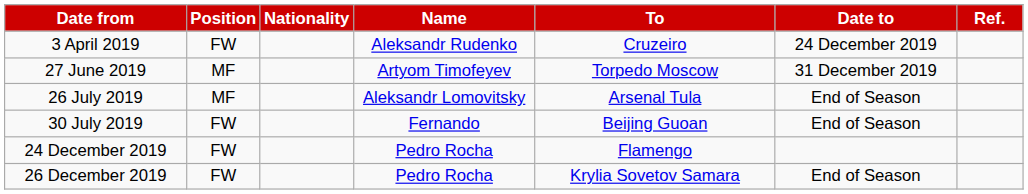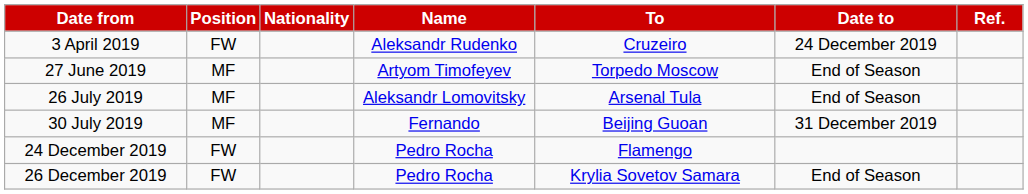(866, 71) 31 December 2019 -> (866, 71) End of Season
(223, 124) FW -> (223, 124) MF
(866, 124) End of Season -> (866, 124) 31 December 2019
